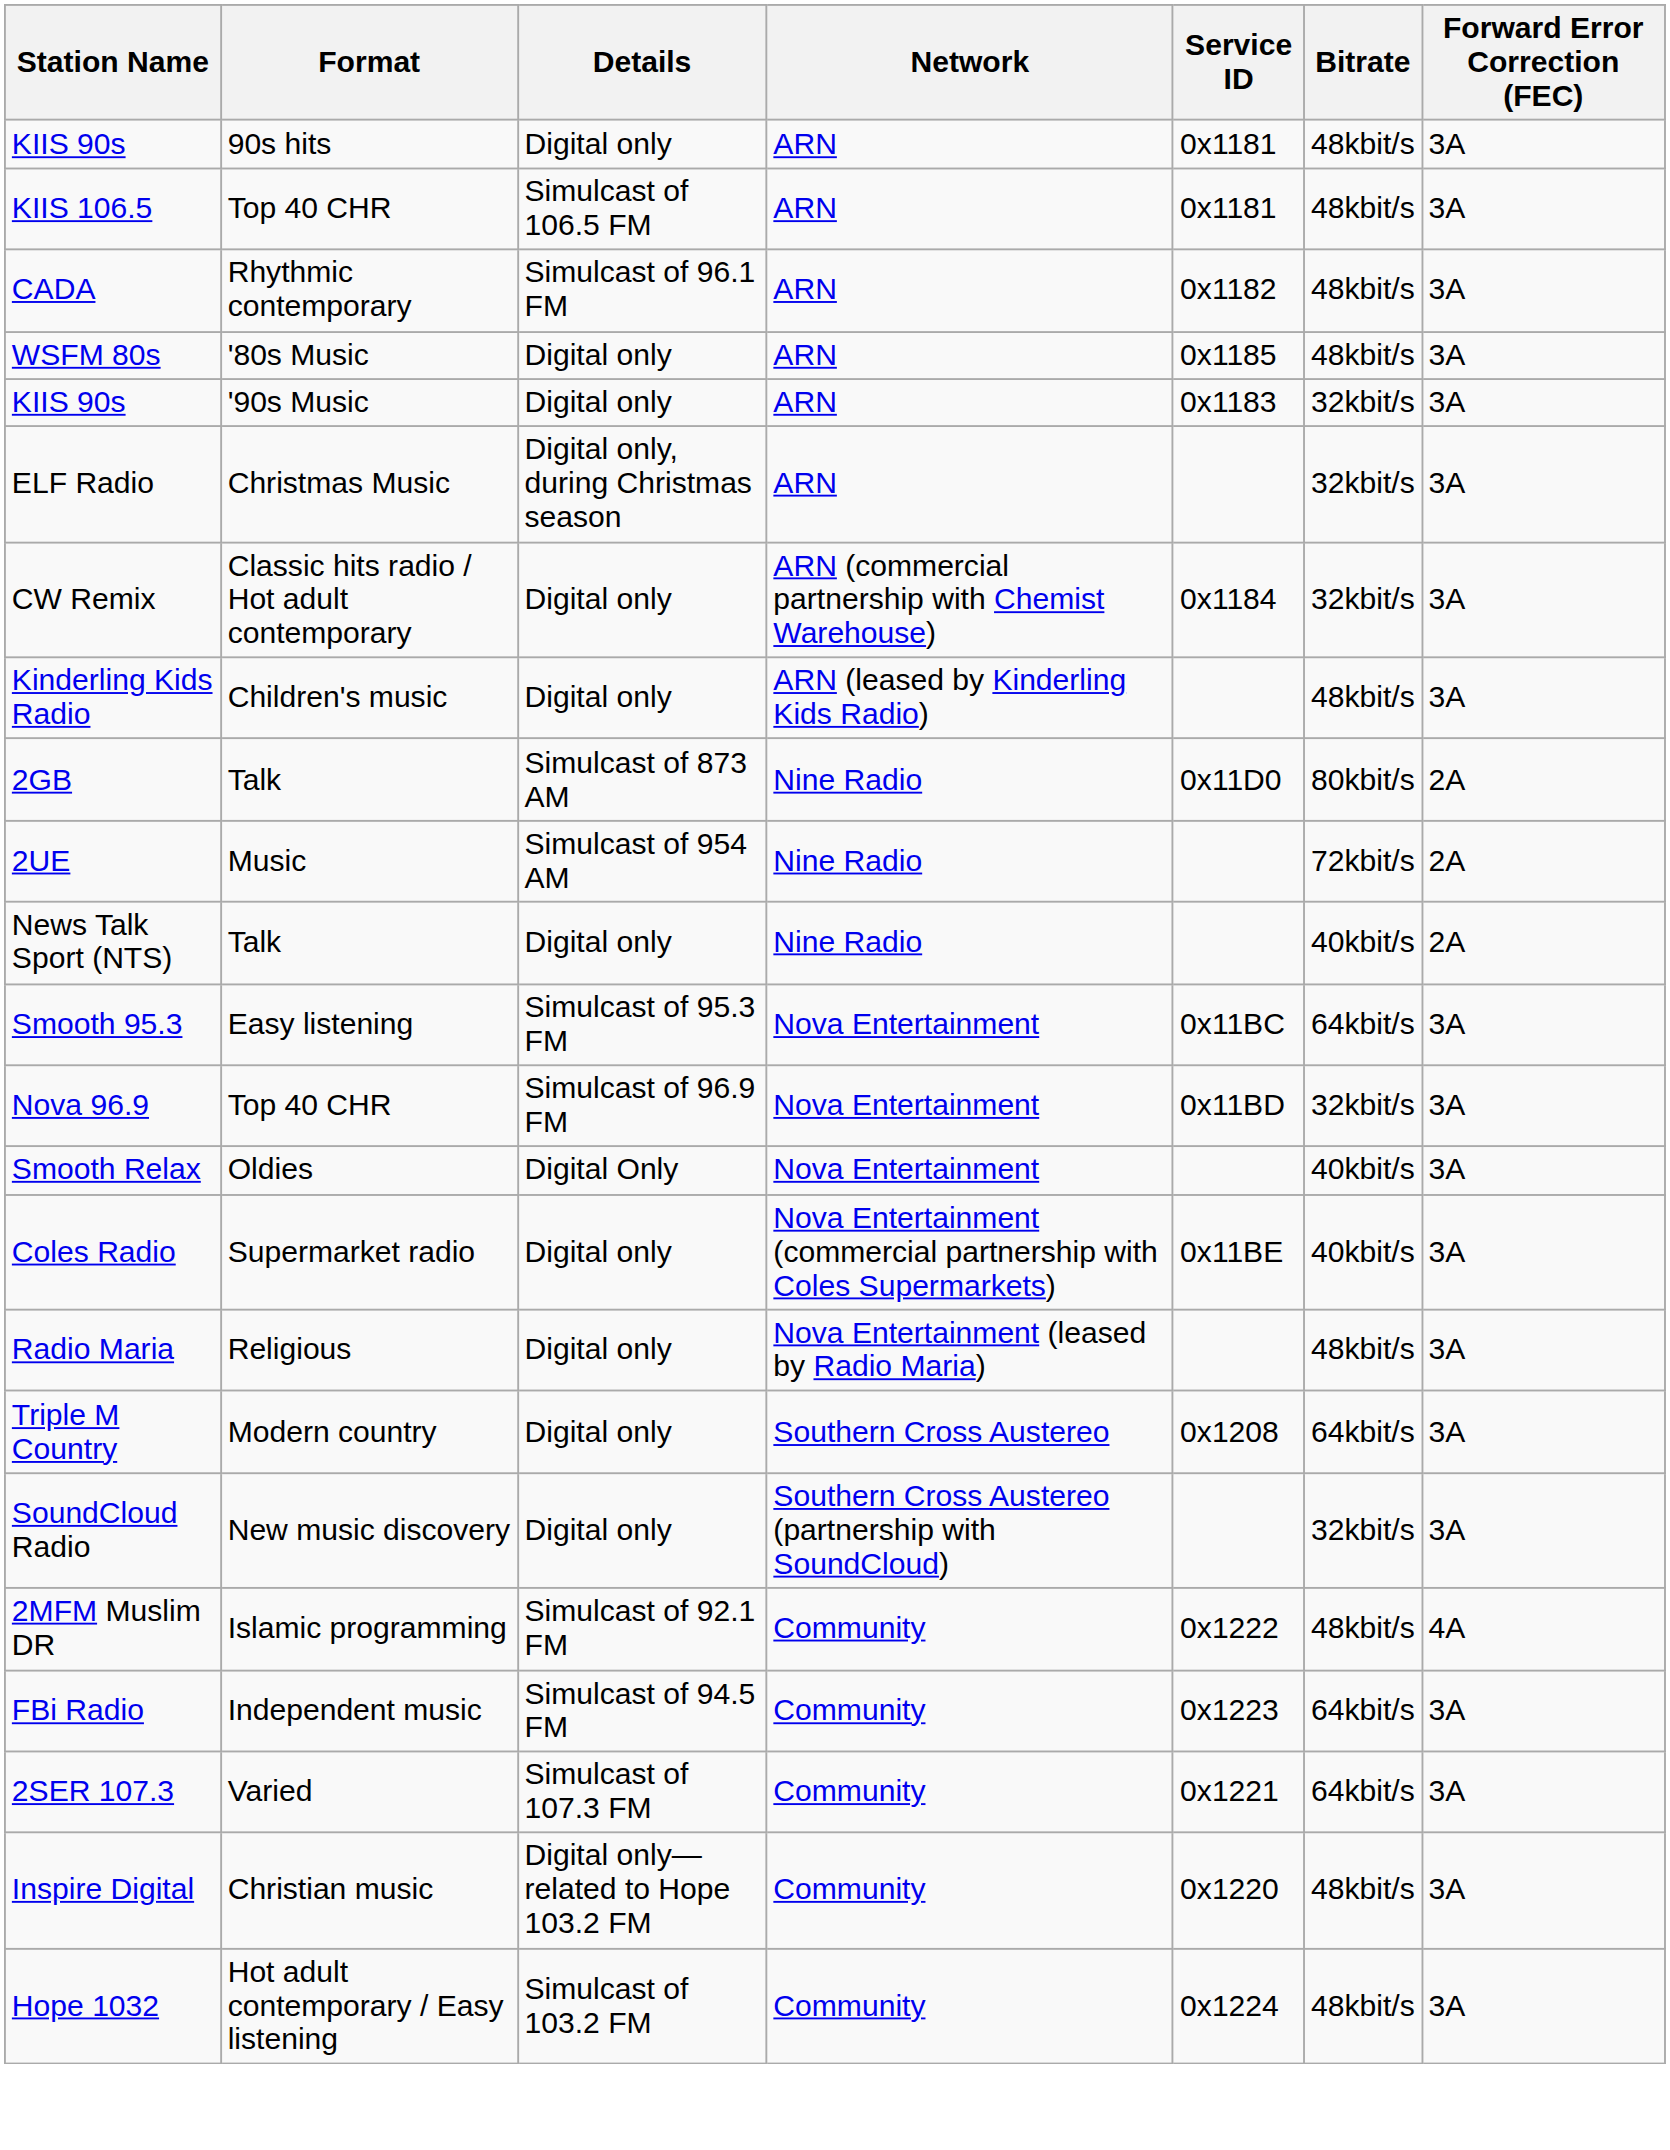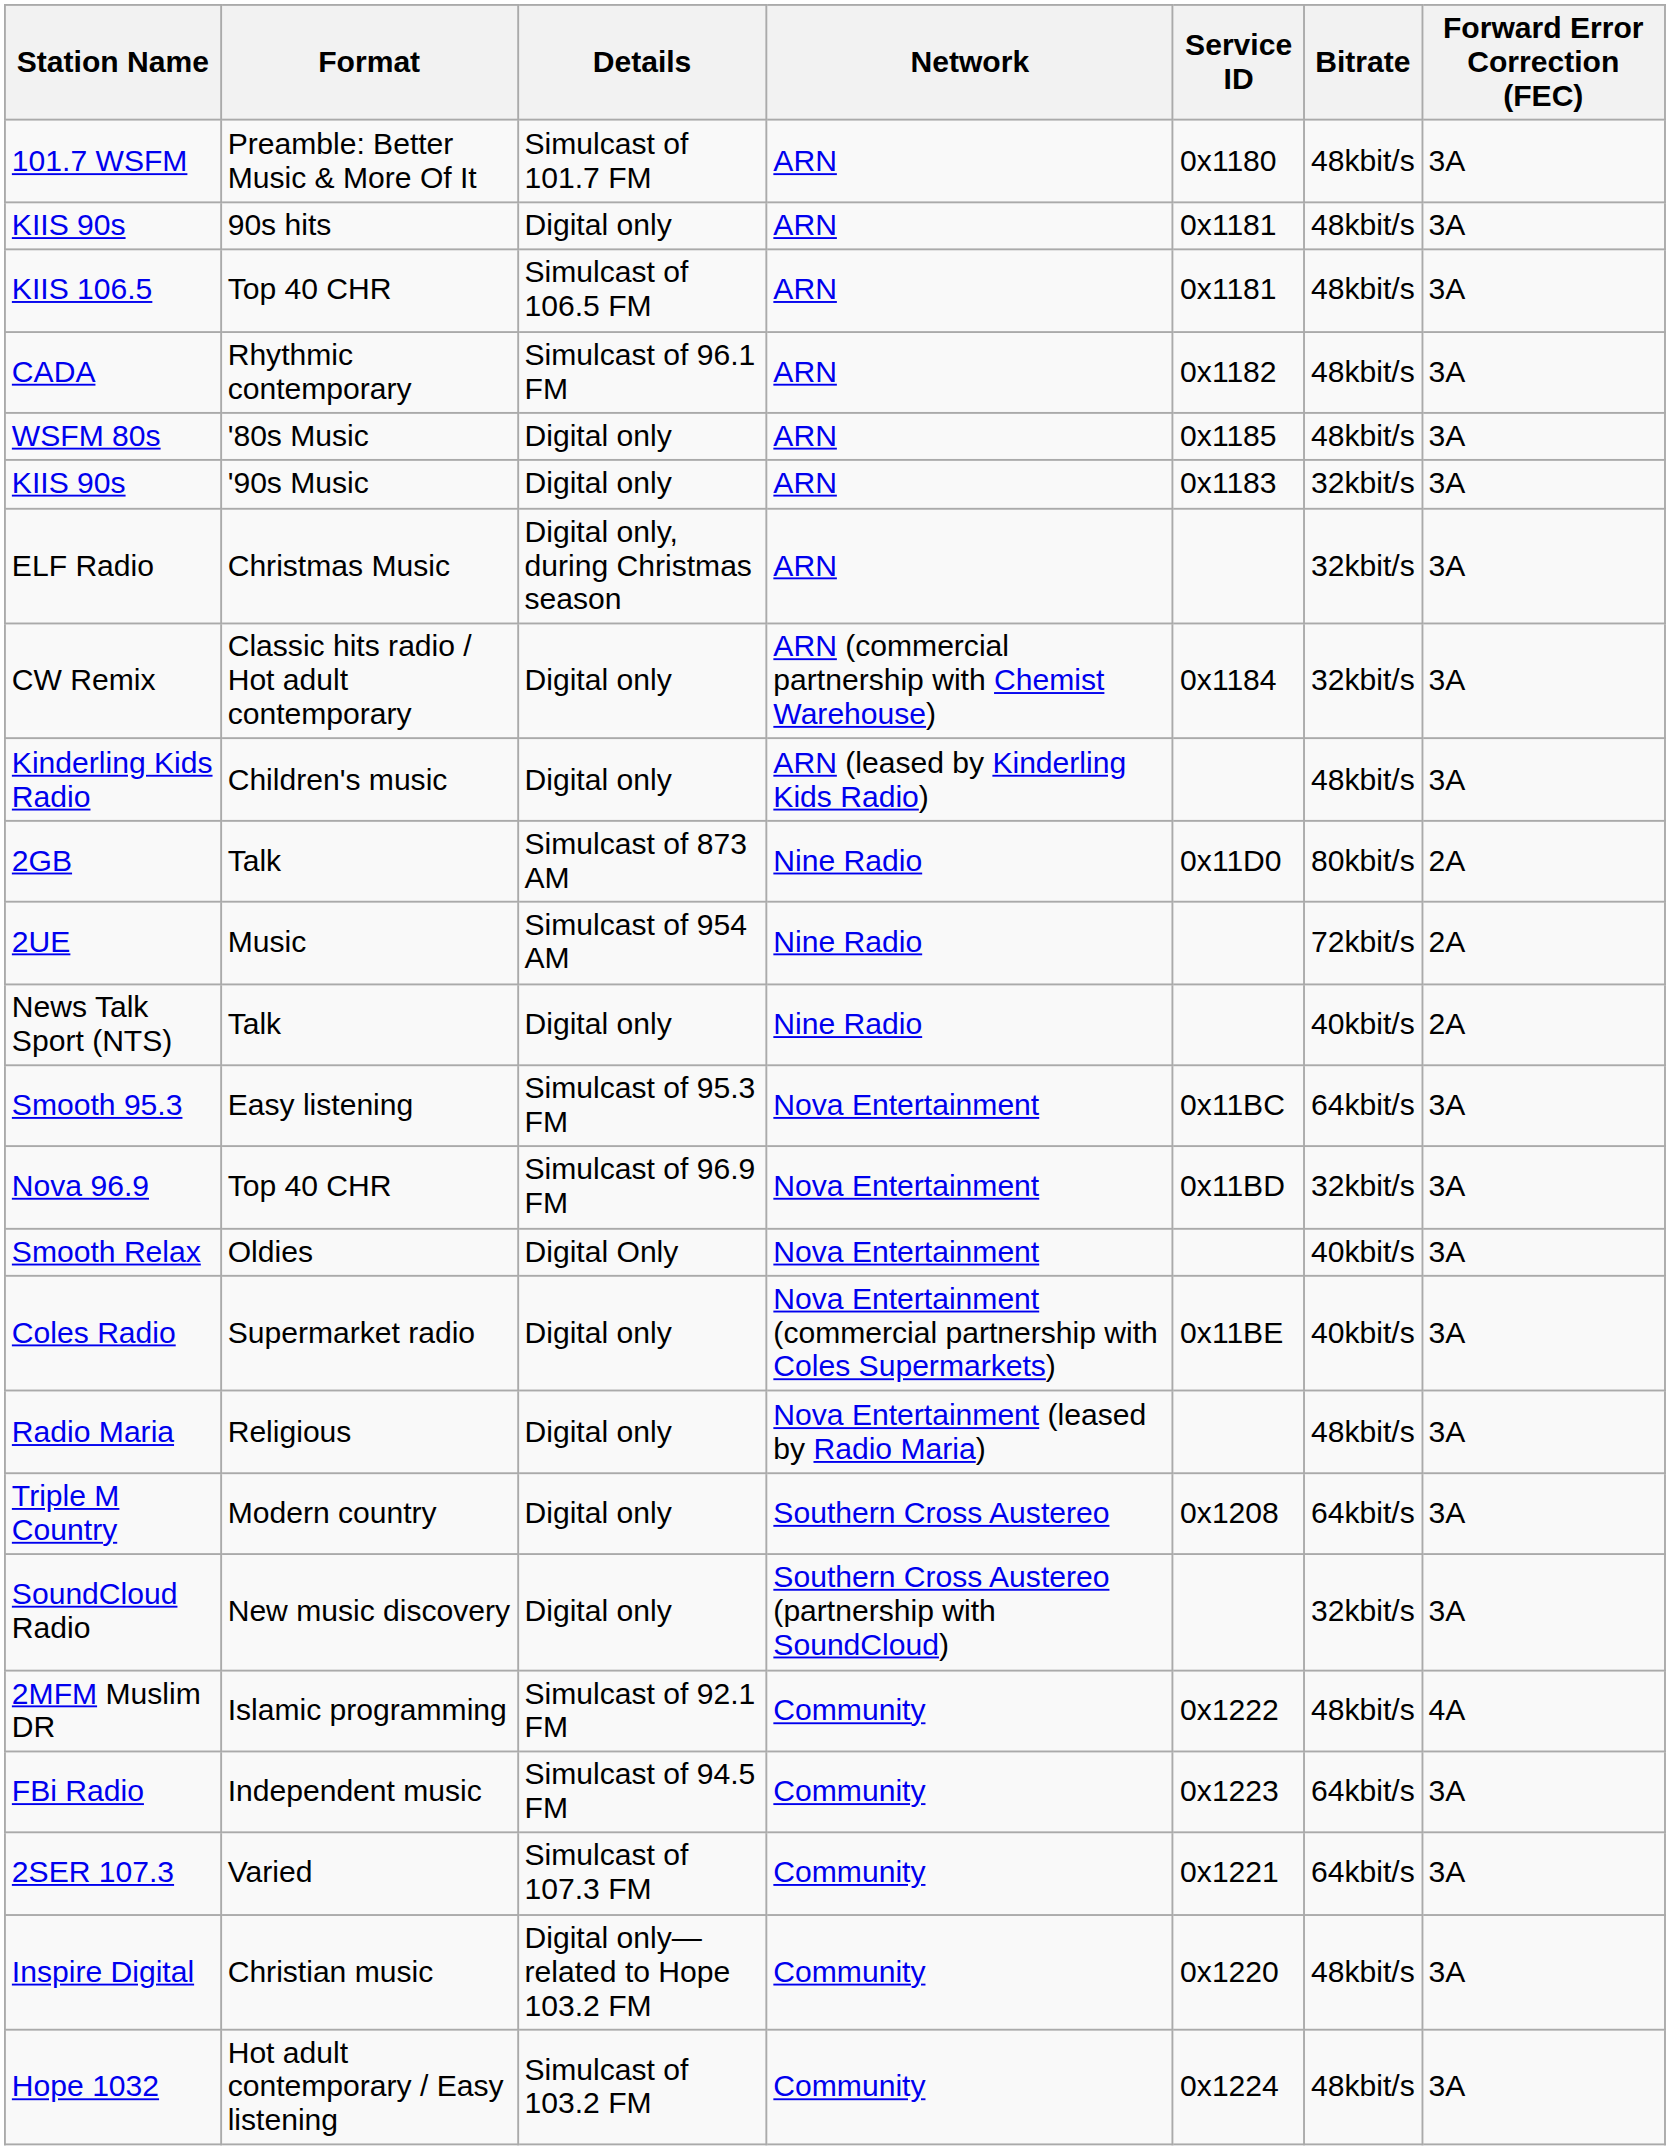+ row: (100, 160)
